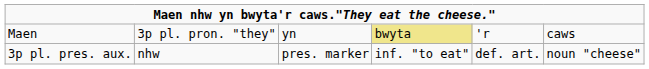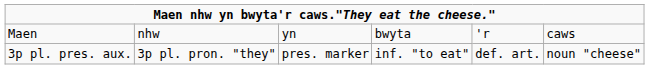(207, 34) 3p pl. pron. "they" -> (149, 34) nhw
(393, 34) khaki background -> (393, 34) no background
(149, 54) nhw -> (207, 54) 3p pl. pron. "they"
